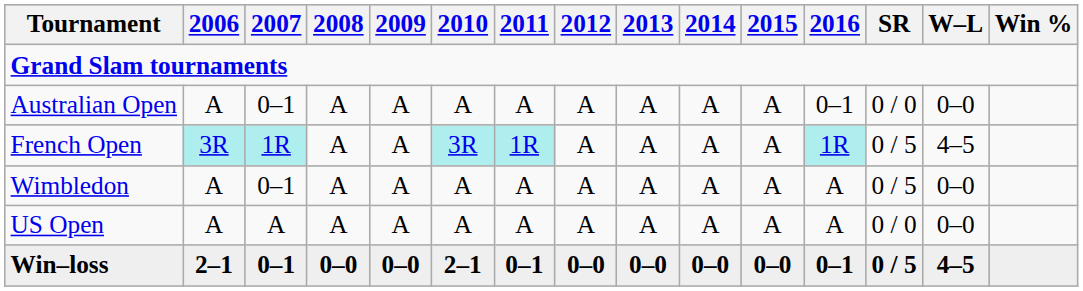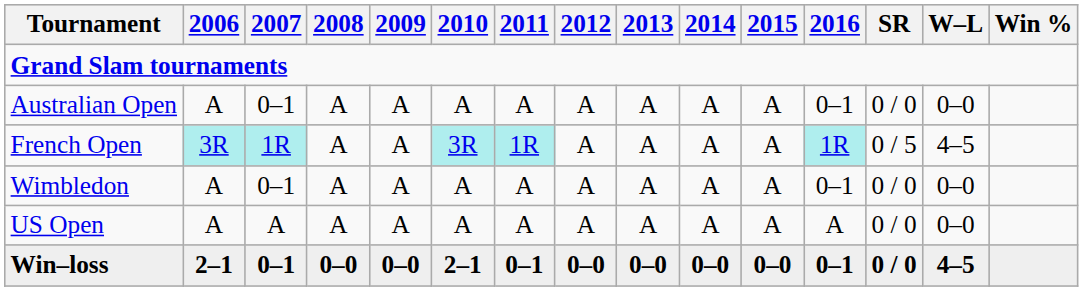(835, 184) A -> (835, 184) 0–1
(894, 184) 0 / 5 -> (894, 184) 0 / 0
(894, 265) 0 / 5 -> (894, 265) 0 / 0
